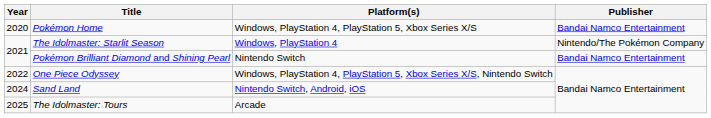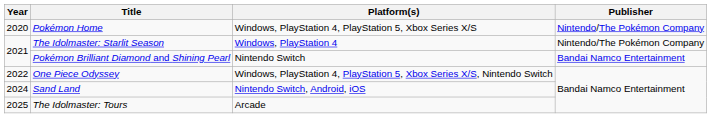(621, 27) Bandai Namco Entertainment -> (631, 27) Nintendo/The Pokémon Company
